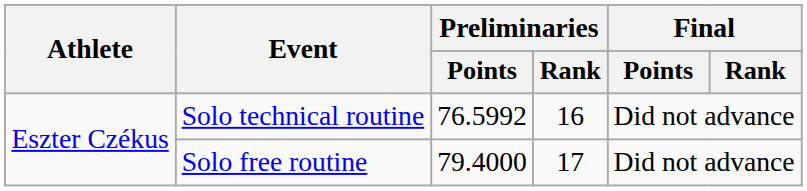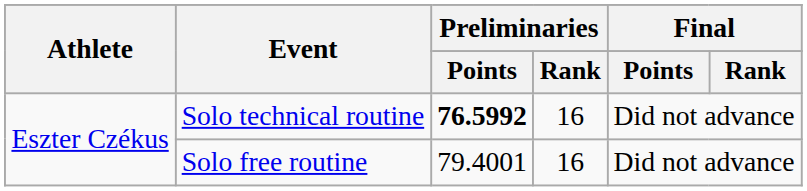(482, 116) normal -> (482, 116) bold
(482, 162) 79.4000 -> (482, 162) 79.4001
(570, 162) 17 -> (570, 162) 16
